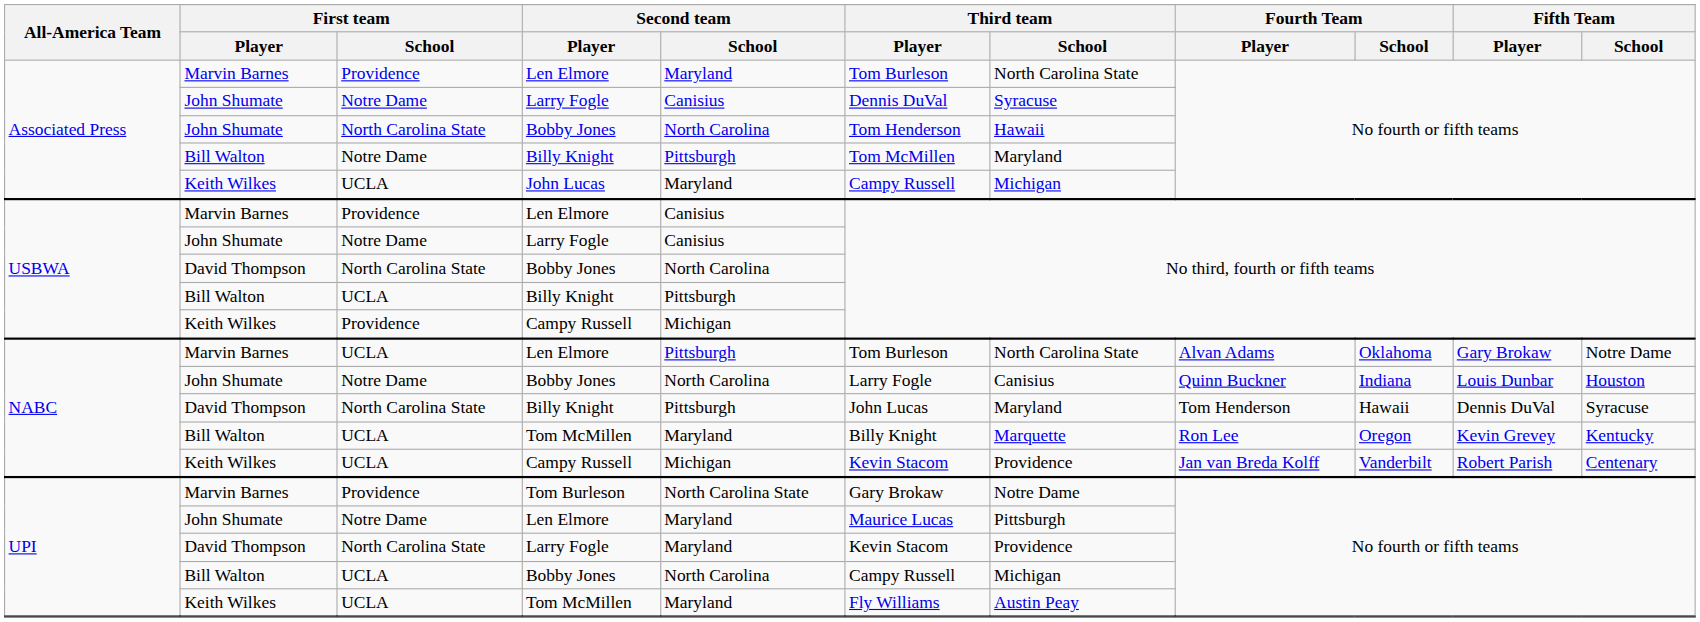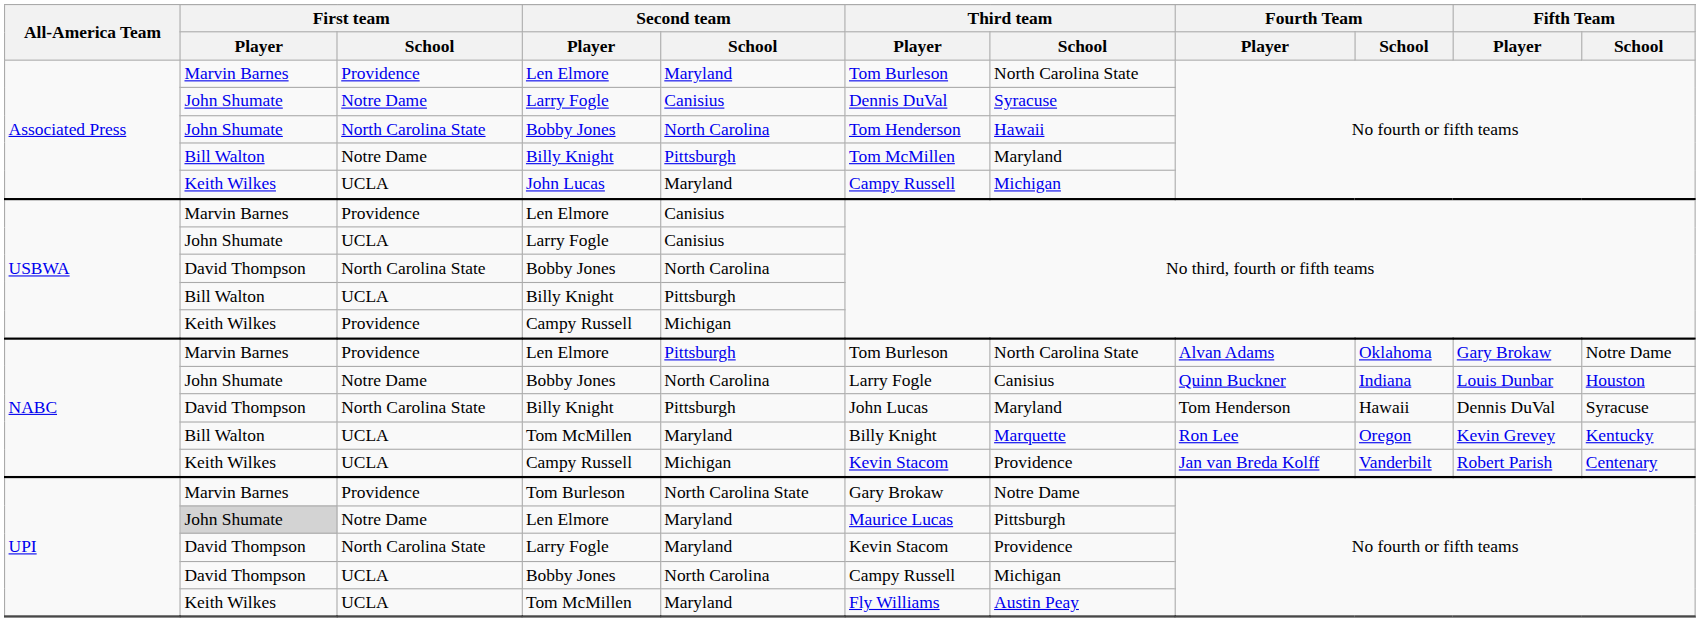(384, 240) Notre Dame -> (365, 240) UCLA
(365, 352) UCLA -> (380, 352) Providence
(234, 519) no background -> (234, 519) lightgrey background
(225, 574) Bill Walton -> (245, 574) David Thompson
